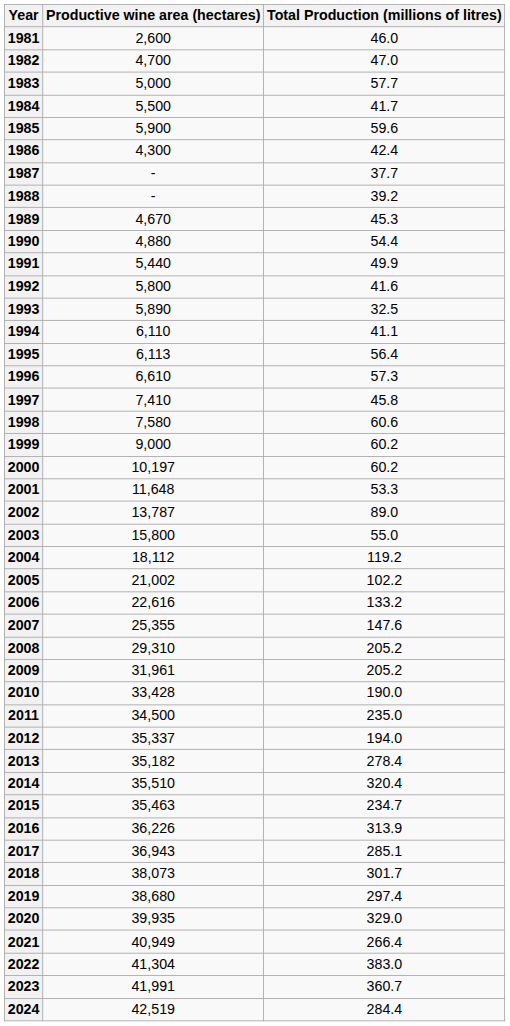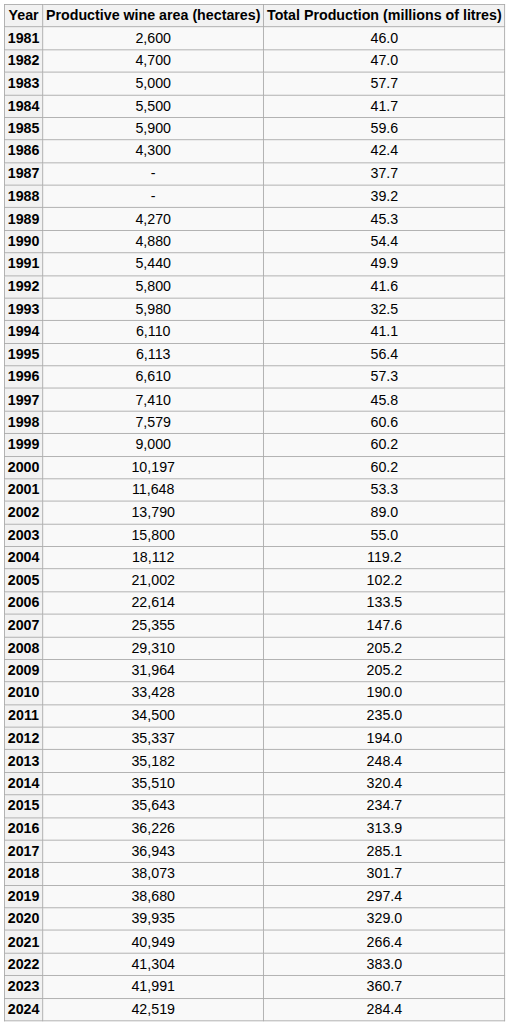(153, 219) 4,670 -> (153, 219) 4,270
(153, 309) 5,890 -> (153, 309) 5,980
(153, 422) 7,580 -> (153, 422) 7,579
(153, 512) 13,787 -> (153, 512) 13,790
(153, 602) 22,616 -> (153, 602) 22,614
(384, 602) 133.2 -> (384, 602) 133.5
(153, 670) 31,961 -> (153, 670) 31,964
(384, 761) 278.4 -> (384, 761) 248.4
(153, 806) 35,463 -> (153, 806) 35,643
